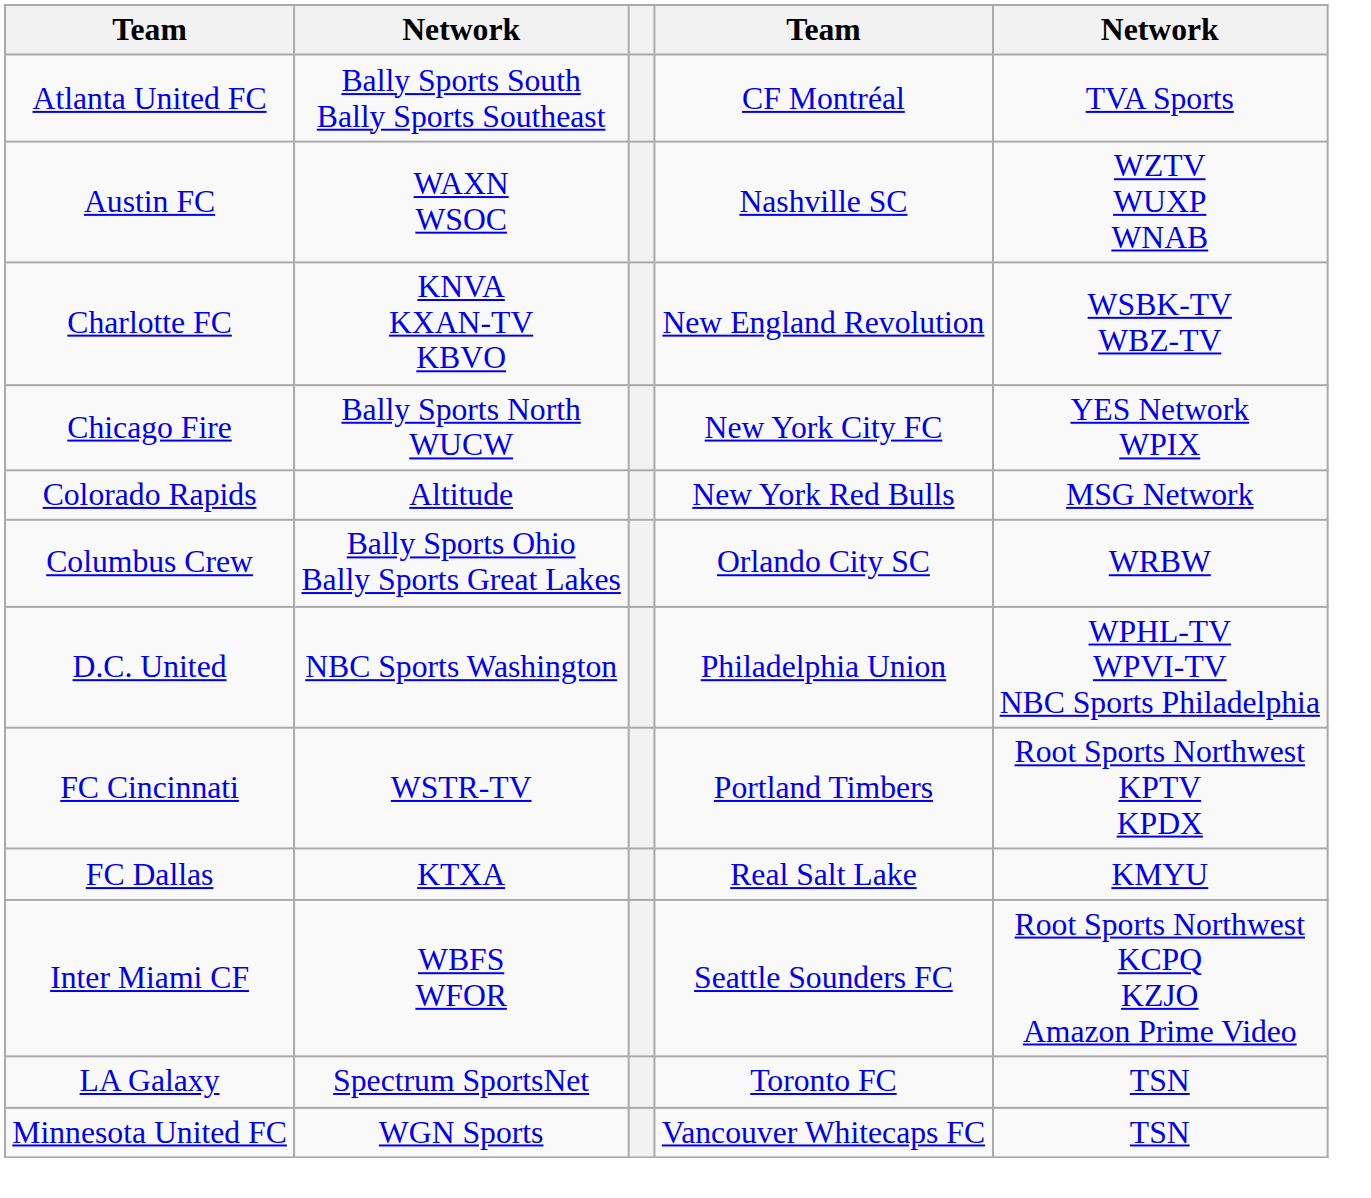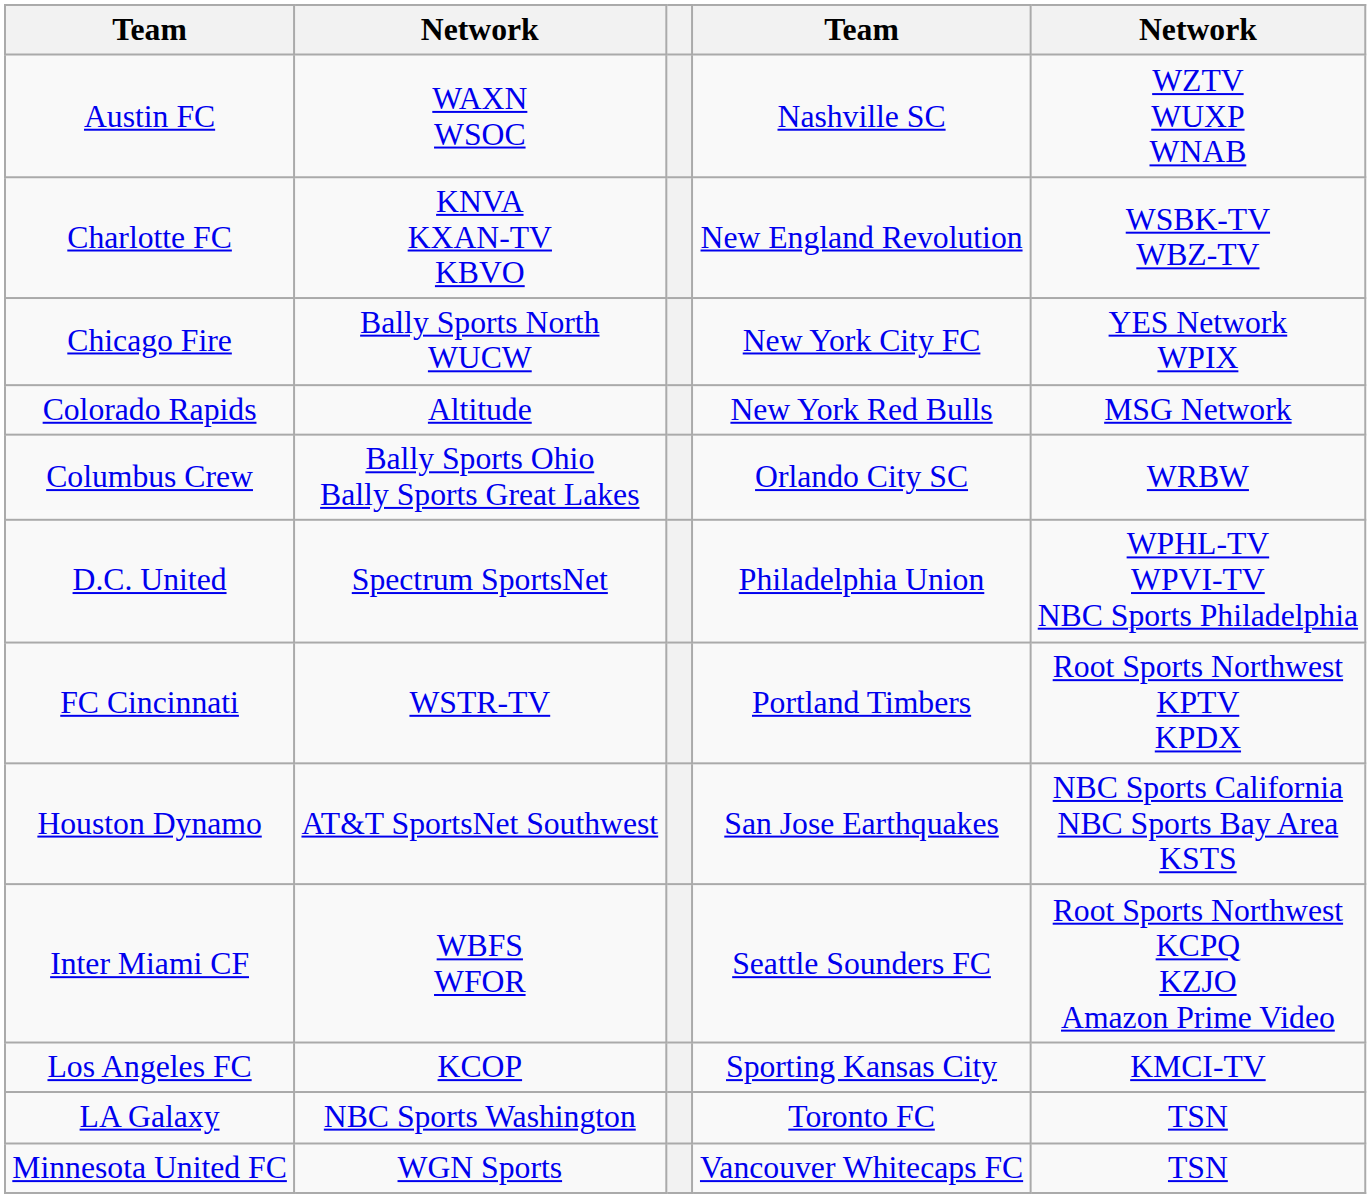- row: (150, 97)
(461, 666) NBC Sports Washington -> (480, 580) Spectrum SportsNet
- row: (150, 873)
+ row: (150, 823)
+ row: (150, 1066)
(461, 1081) Spectrum SportsNet -> (480, 1116) NBC Sports Washington
